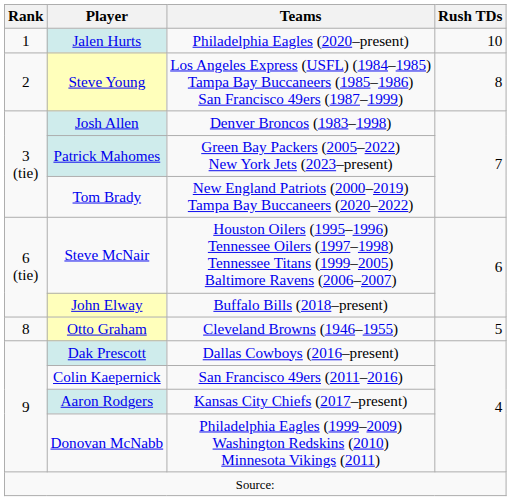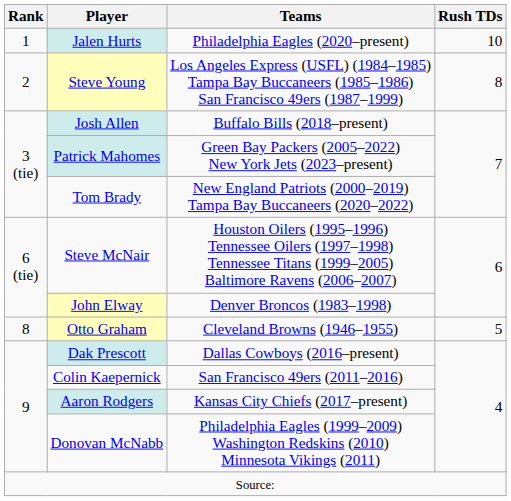(301, 123) Denver Broncos (1983–1998) -> (301, 123) Buffalo Bills (2018–present)
(301, 304) Buffalo Bills (2018–present) -> (301, 304) Denver Broncos (1983–1998)
